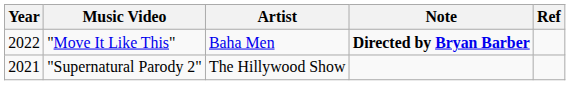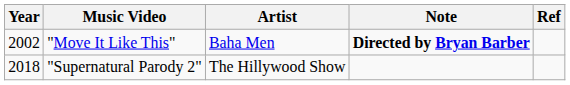(24, 42) 2022 -> (24, 42) 2002
(24, 67) 2021 -> (24, 67) 2018
